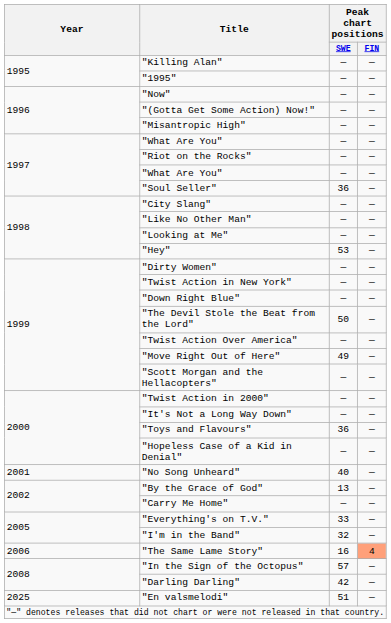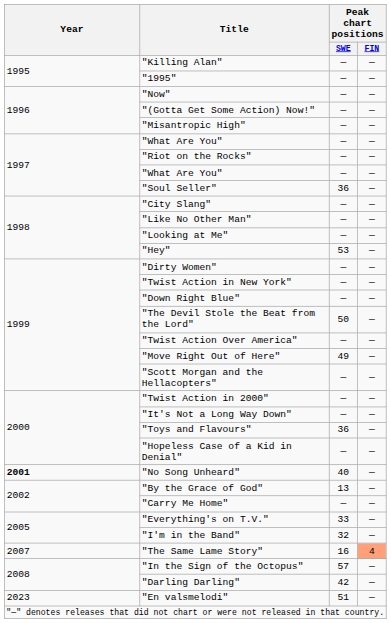(18, 473) normal -> (18, 473) bold
(18, 551) 2006 -> (18, 551) 2007
(18, 598) 2025 -> (18, 598) 2023
